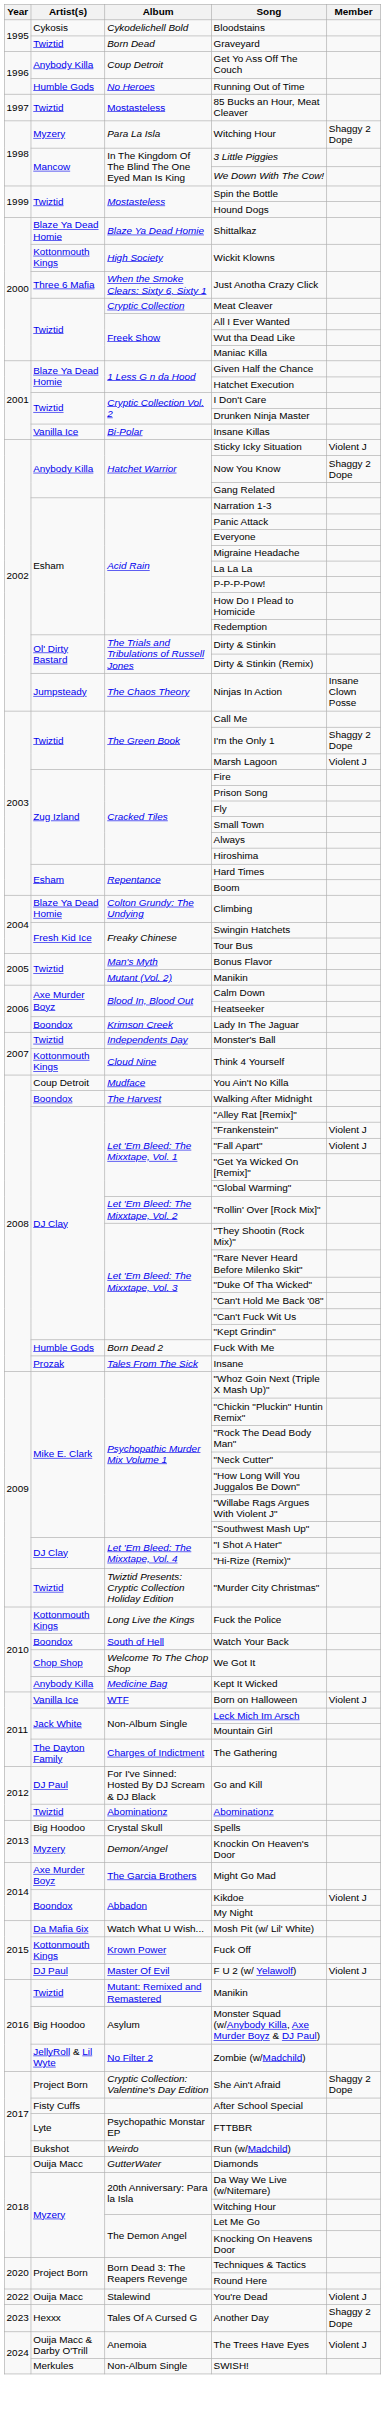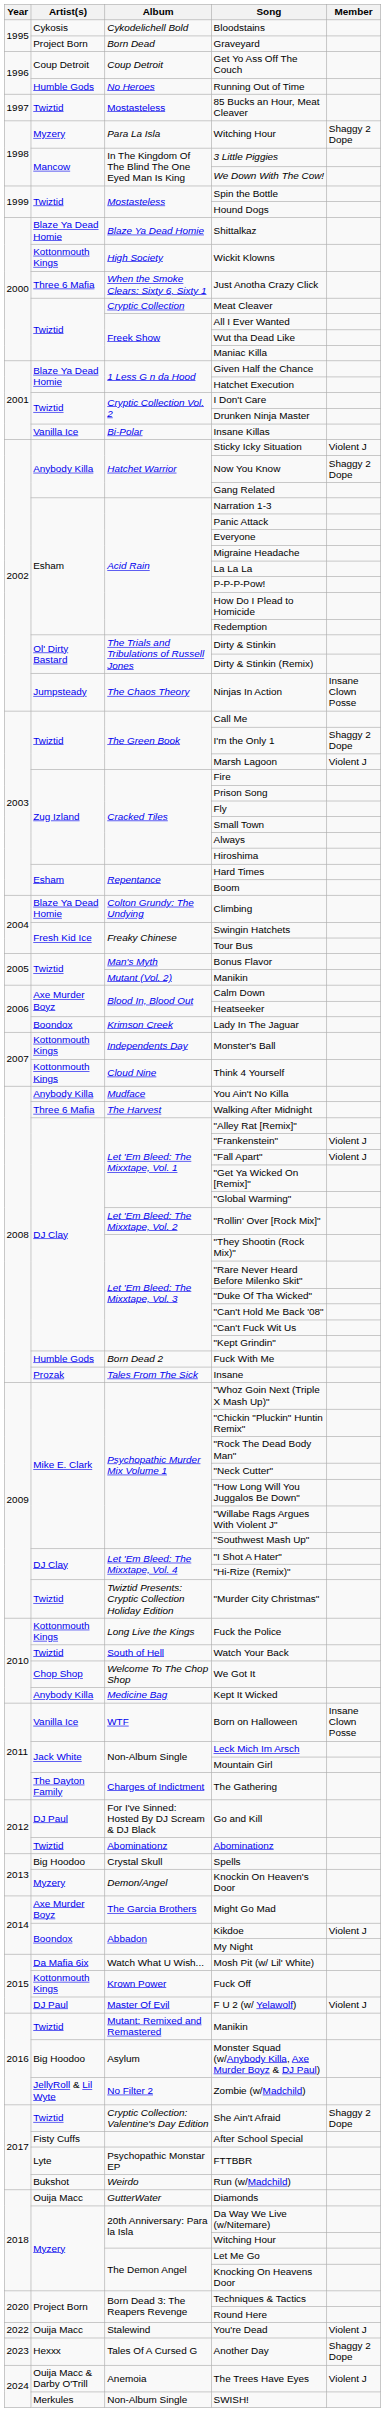(48, 43) Twiztid -> (61, 43) Project Born
(63, 65) Anybody Killa -> (61, 65) Coup Detroit
(48, 1040) Twiztid -> (61, 1046) Kottonmouth Kings
(61, 1083) Coup Detroit -> (63, 1094) Anybody Killa
(53, 1098) Boondox -> (64, 1109) Three 6 Mafia
(53, 1641) Boondox -> (48, 1652) Twiztid
(348, 1700) Violent J -> (344, 1722) Insane Clown Posse
(61, 2084) Project Born -> (48, 2118) Twiztid
